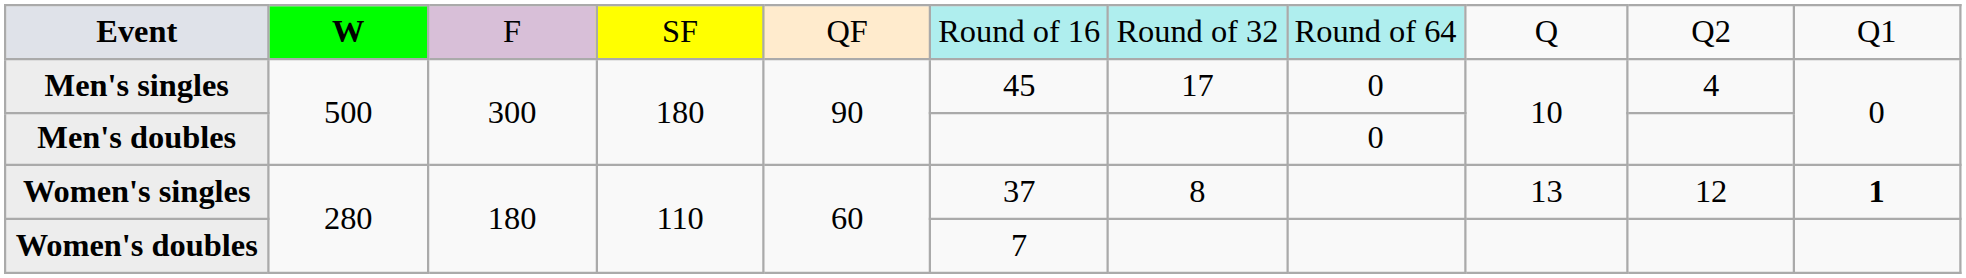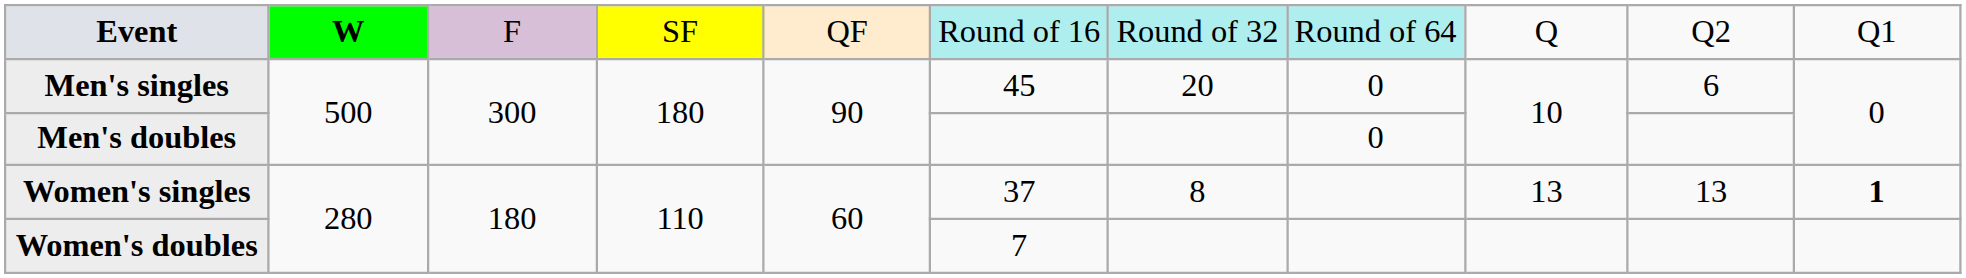(1197, 85) 17 -> (1197, 85) 20
(1711, 85) 4 -> (1711, 85) 6
(1711, 191) 12 -> (1711, 191) 13
